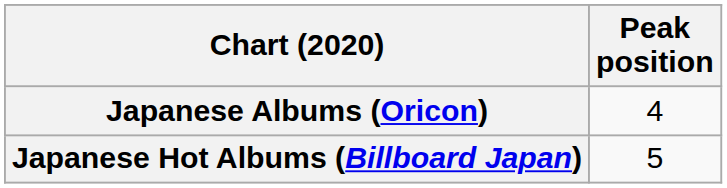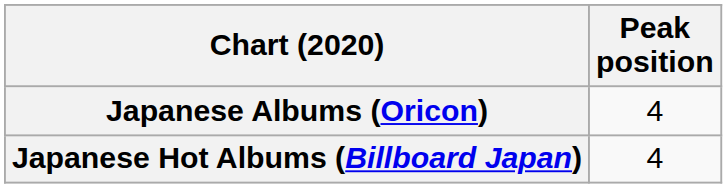(655, 158) 5 -> (655, 158) 4
